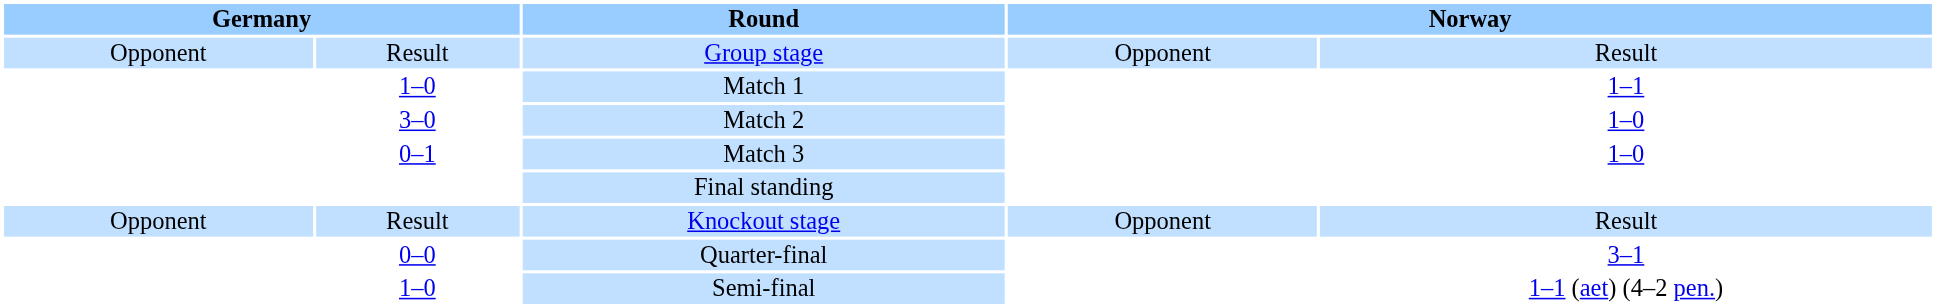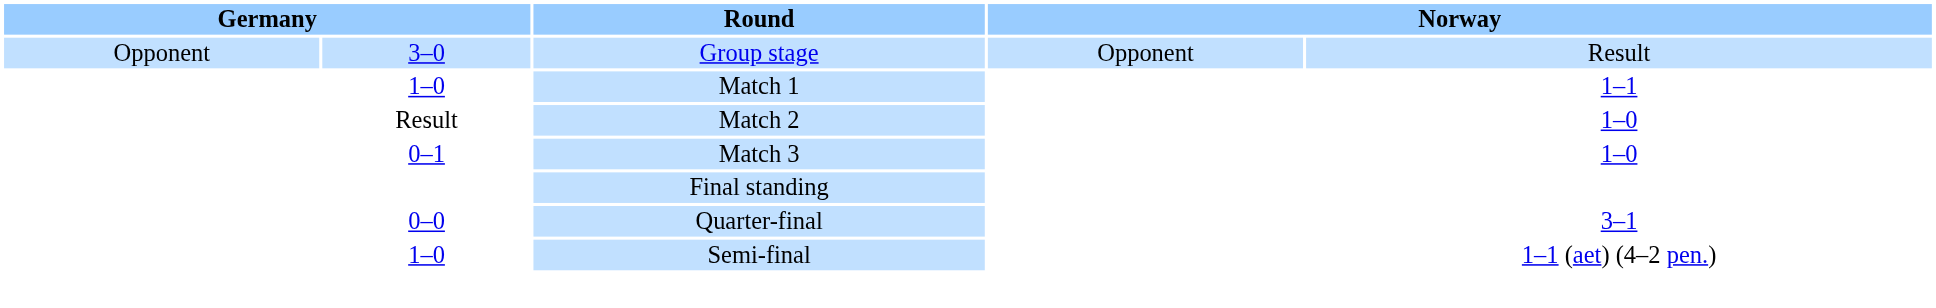(417, 52) Result -> (427, 52) 3–0
(417, 120) 3–0 -> (427, 120) Result
- row: (764, 221)
